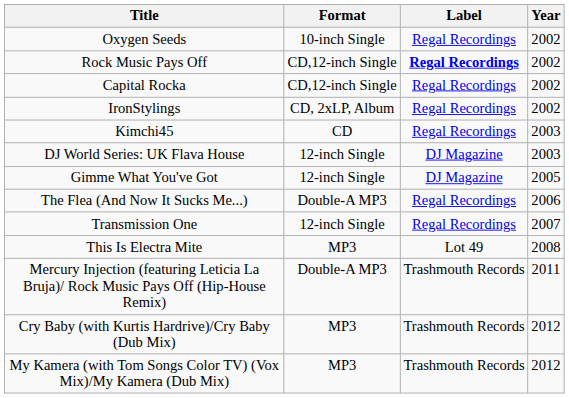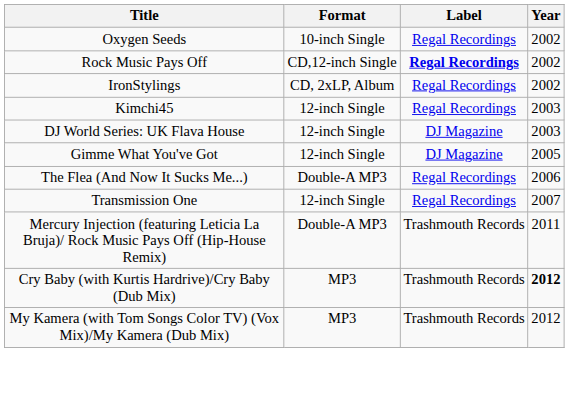- row: (144, 85)
(342, 131) CD -> (342, 108) 12-inch Single
- row: (144, 246)
(546, 325) normal -> (546, 279) bold
